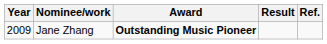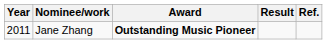(19, 30) 2009 -> (19, 30) 2011
